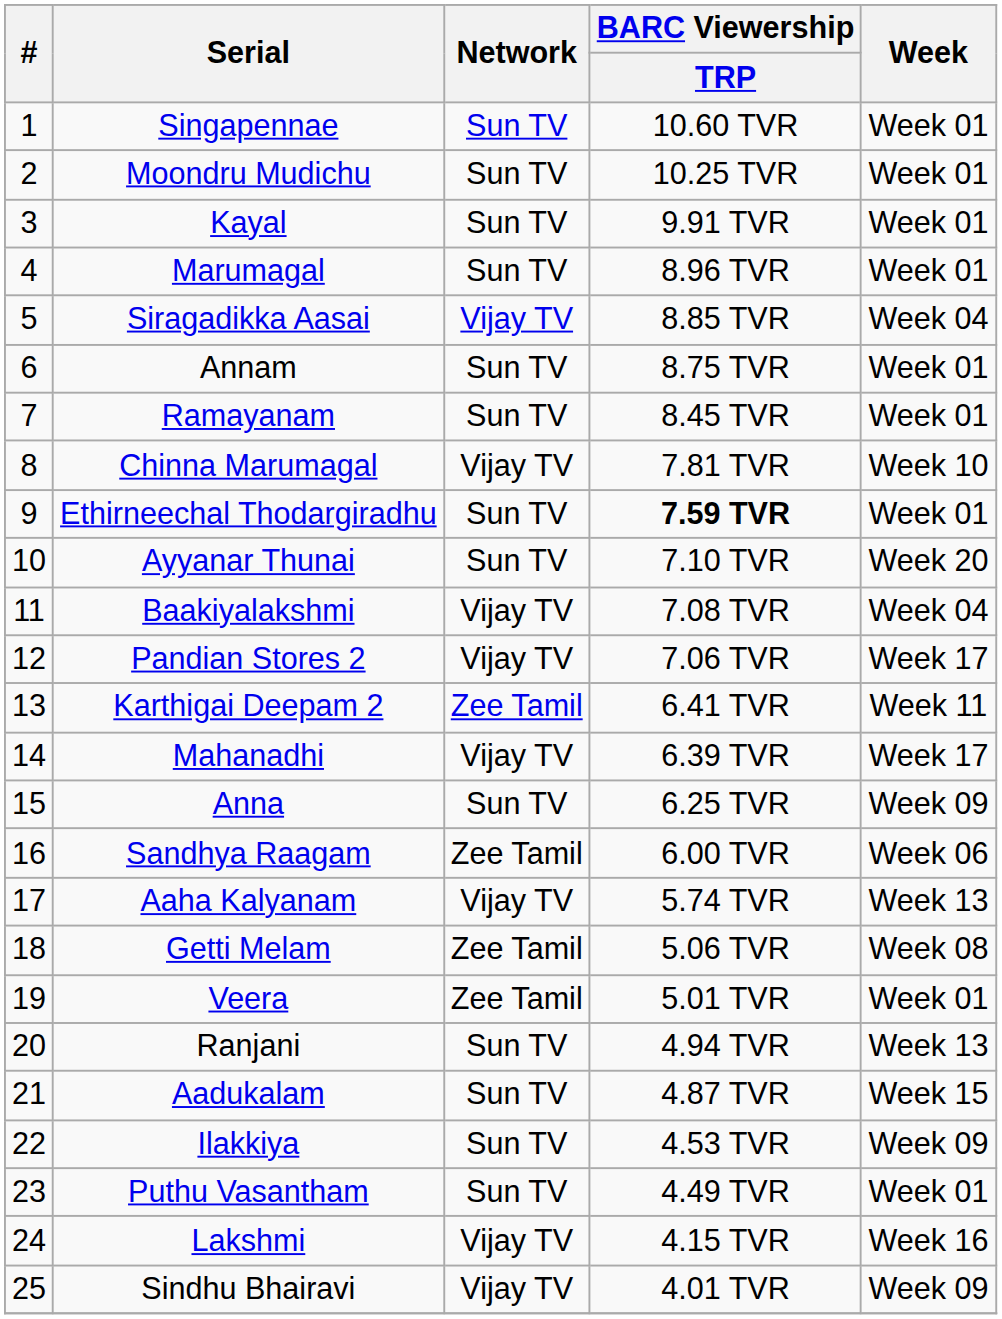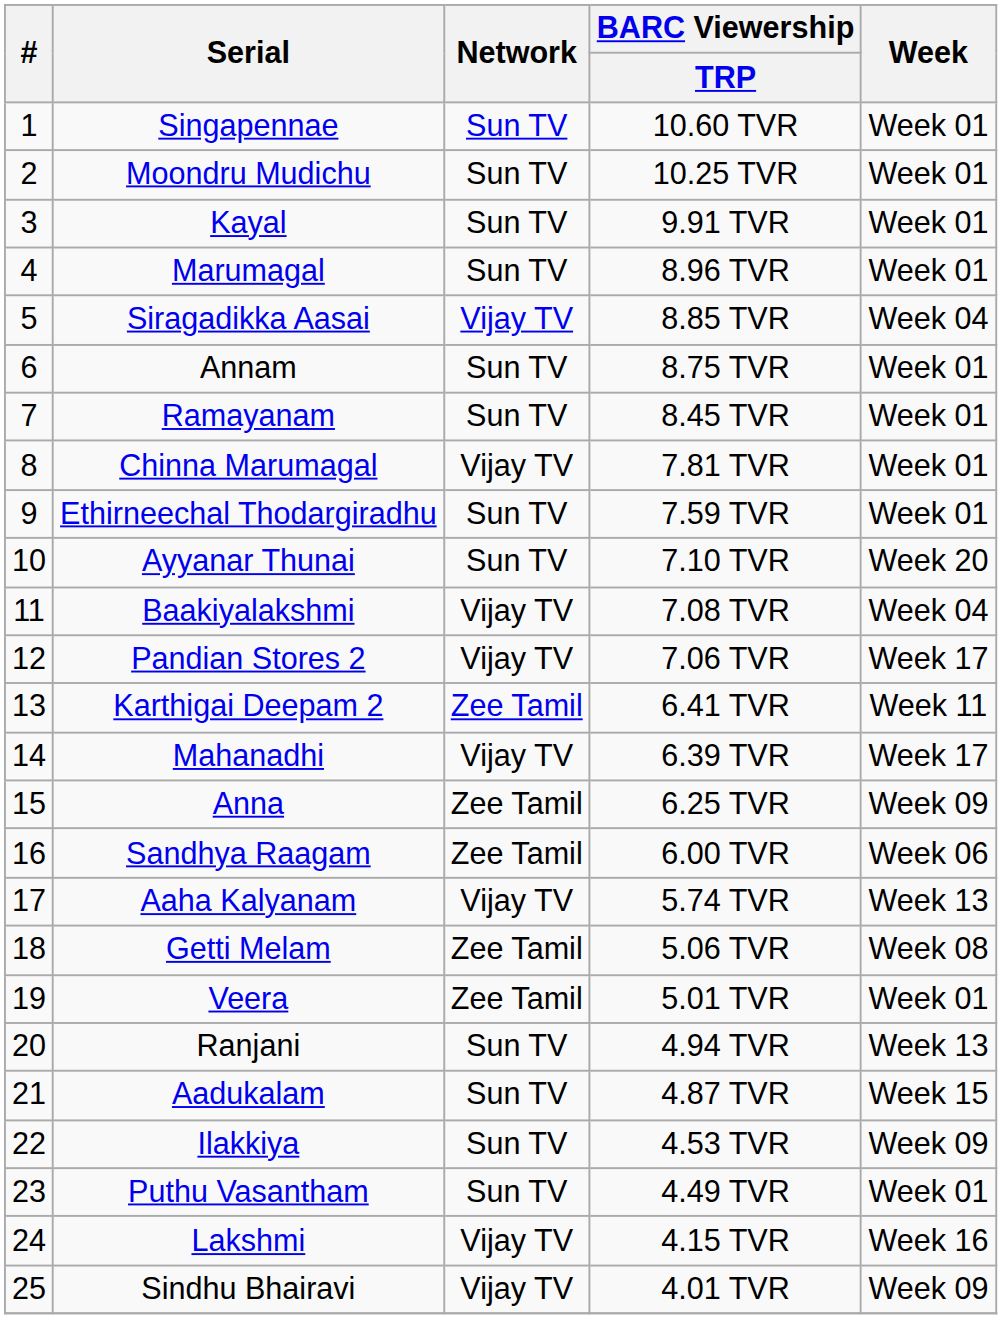(928, 464) Week 10 -> (928, 464) Week 01
(726, 513) bold -> (726, 513) normal
(517, 804) Sun TV -> (517, 804) Zee Tamil
